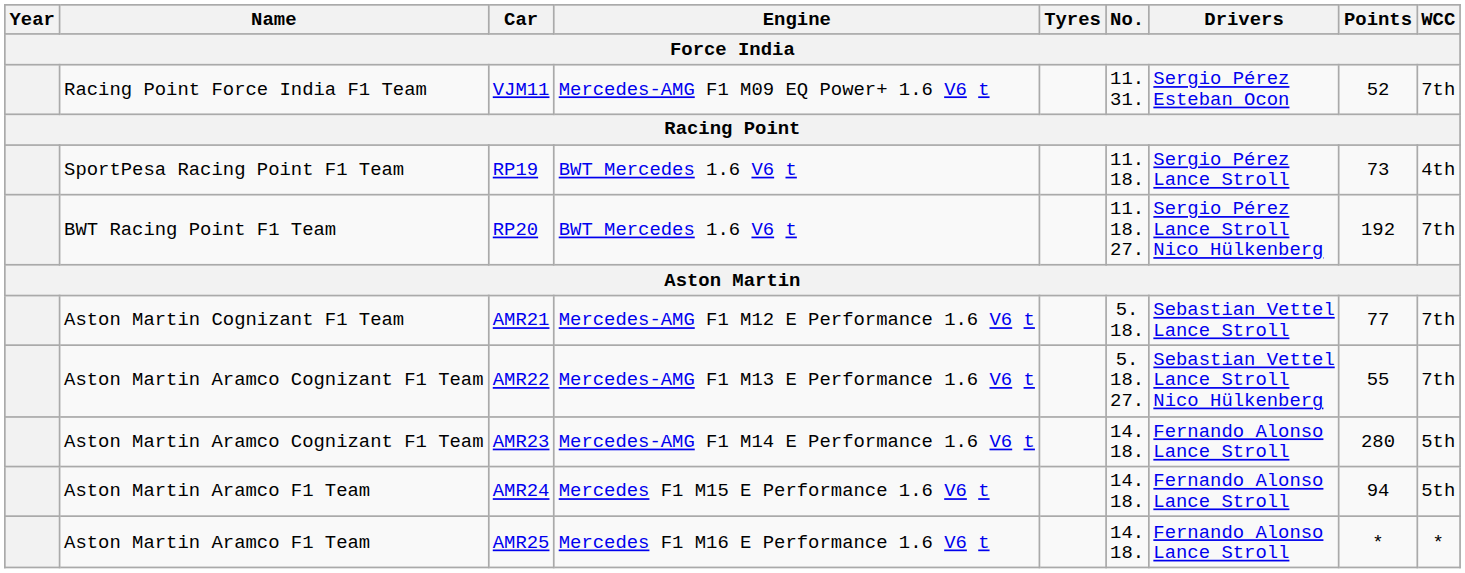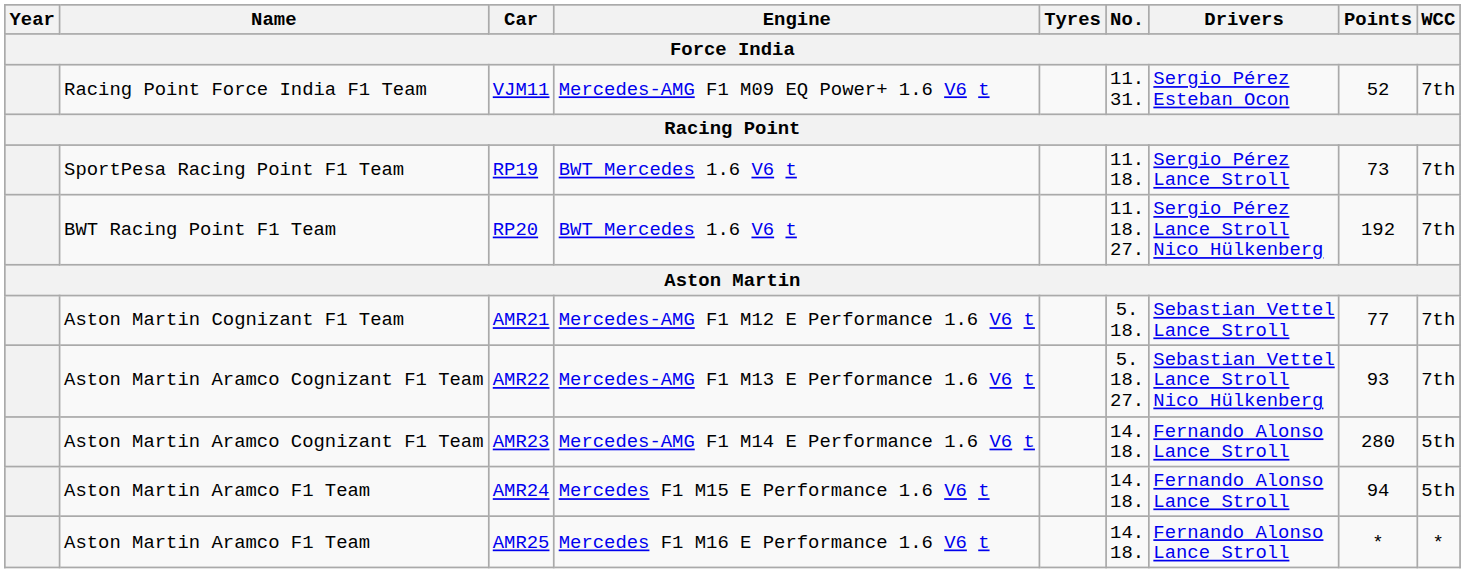(1438, 170) 4th -> (1438, 170) 7th
(1378, 381) 55 -> (1378, 381) 93
